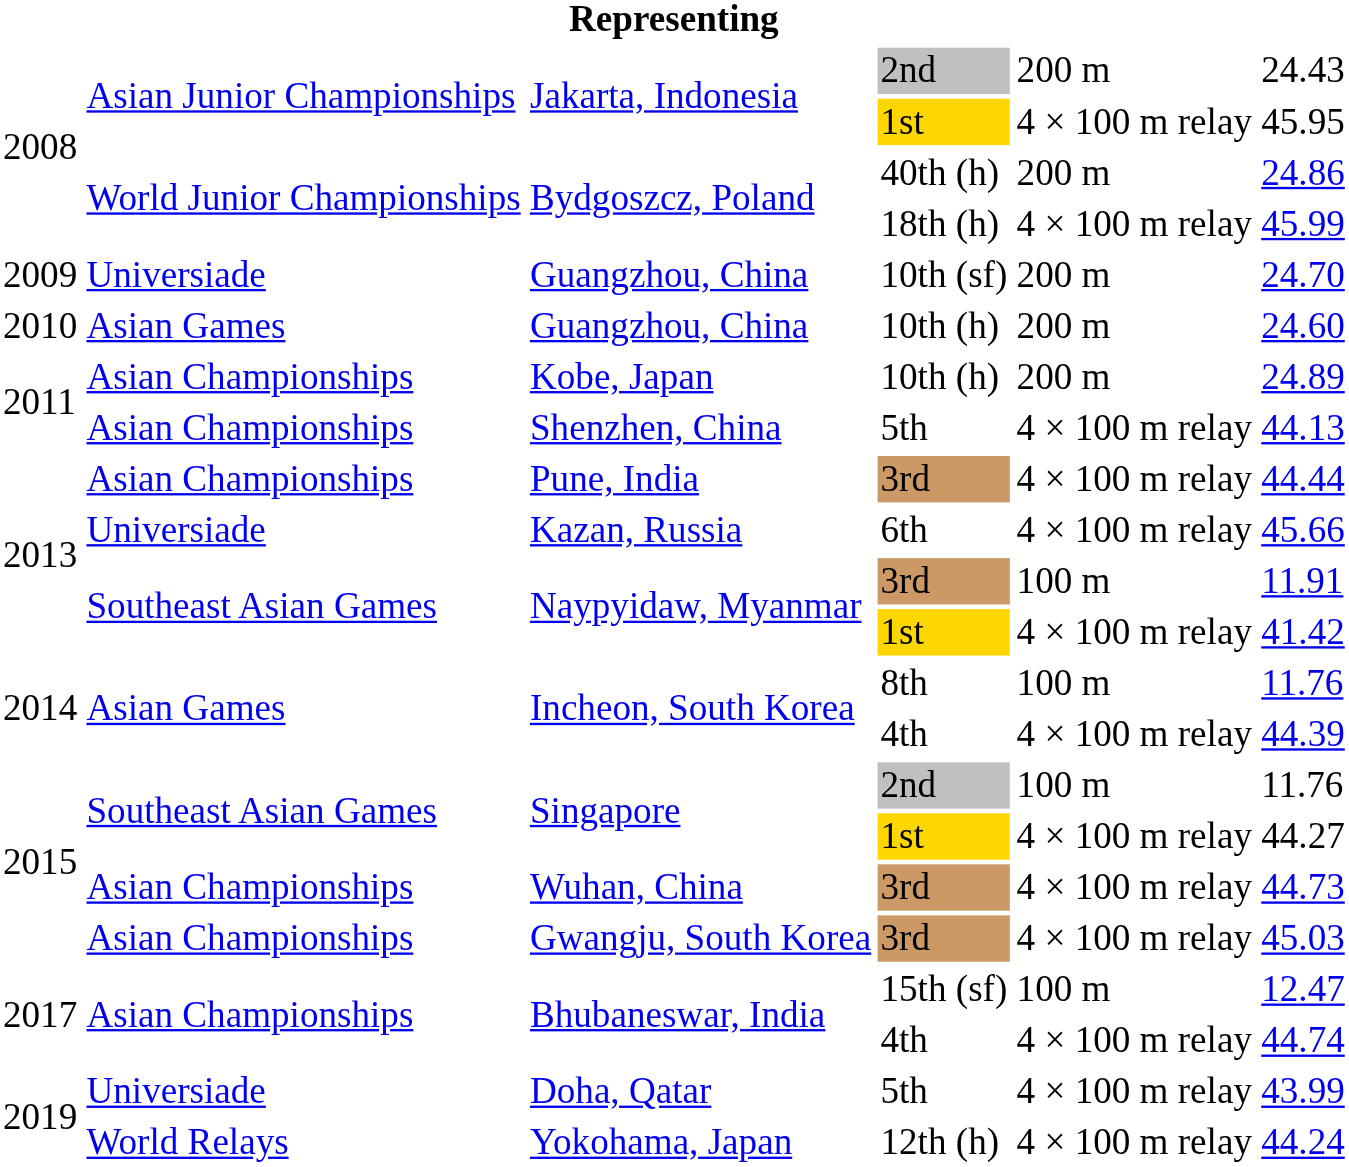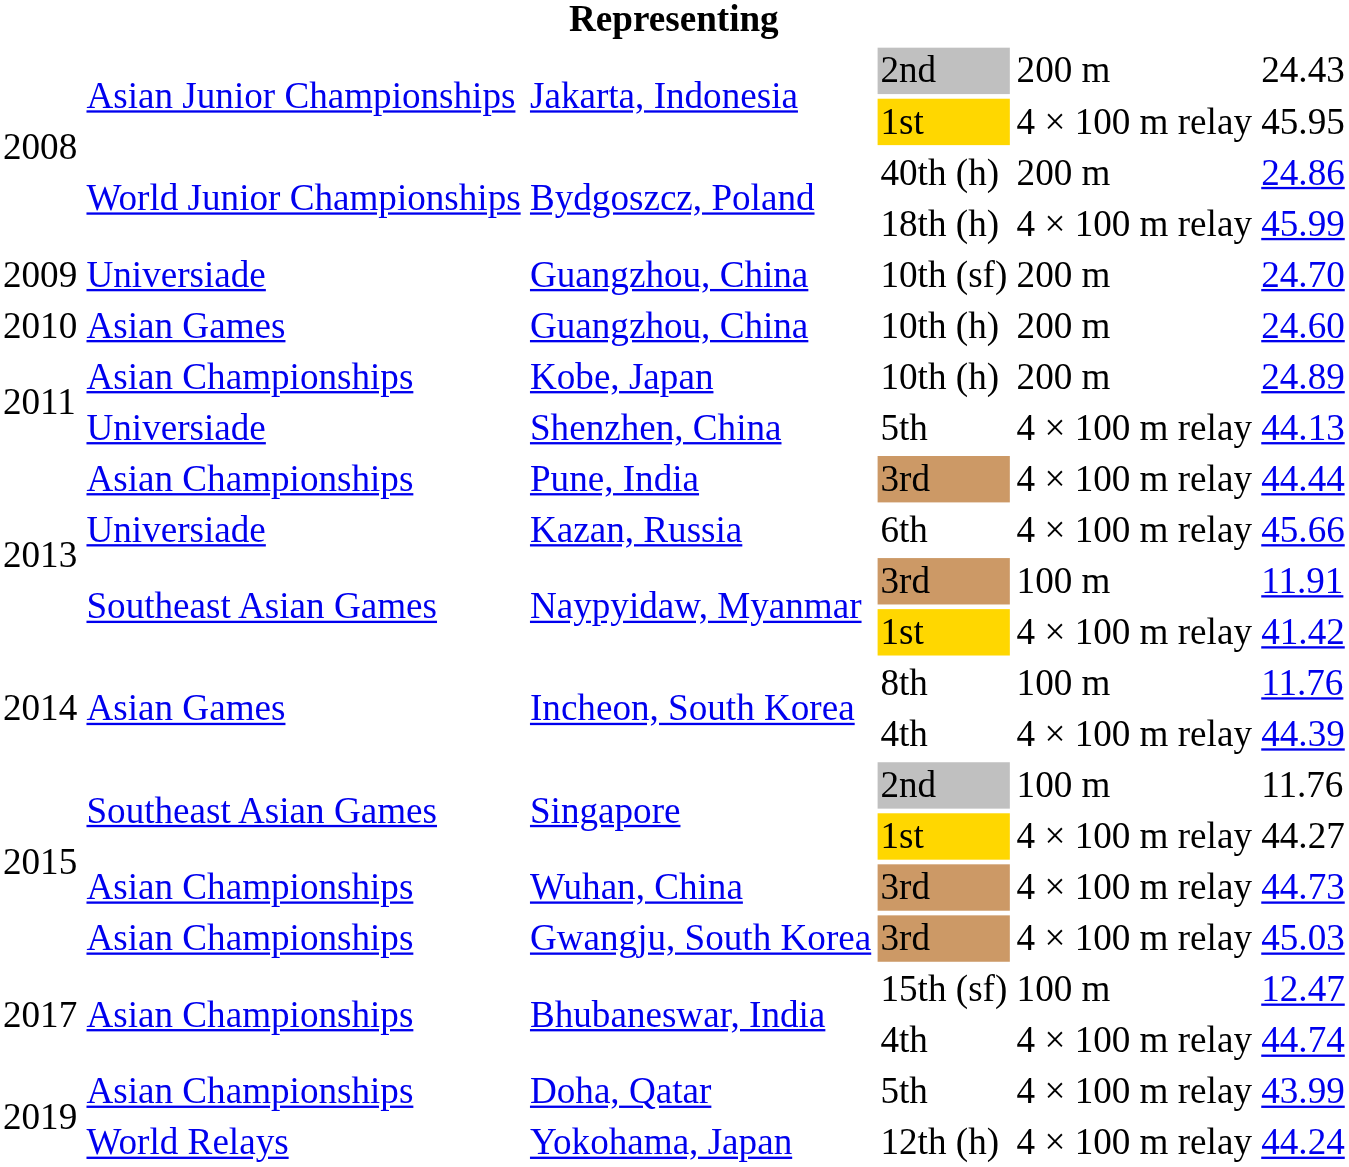(250, 427) Asian Championships -> (176, 427) Universiade
(176, 1091) Universiade -> (250, 1091) Asian Championships
